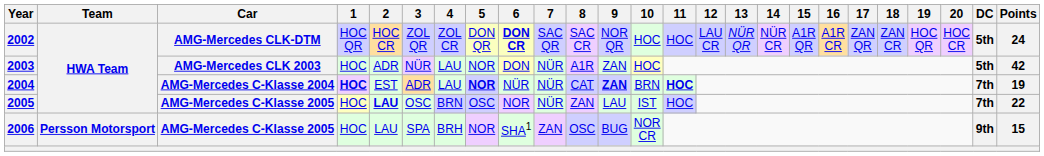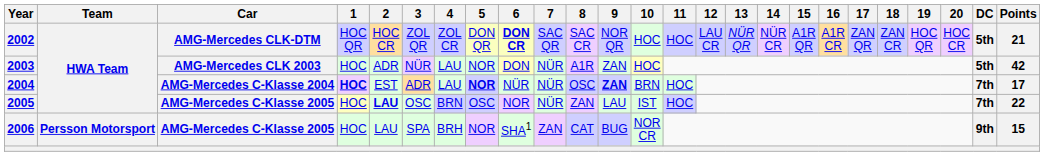(1018, 39) 24 -> (1018, 39) 21
(582, 84) CAT -> (582, 84) OSC
(680, 84) bold -> (680, 84) normal
(1018, 84) 19 -> (1018, 84) 17
(582, 129) OSC -> (582, 129) CAT
